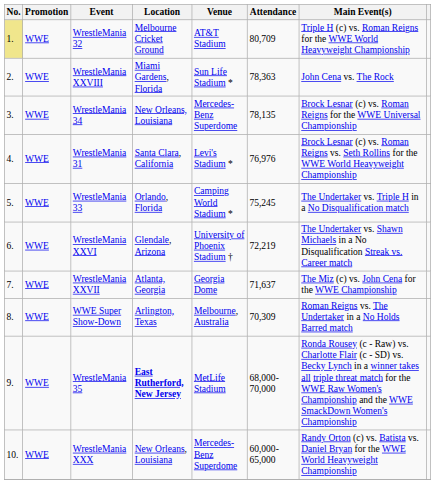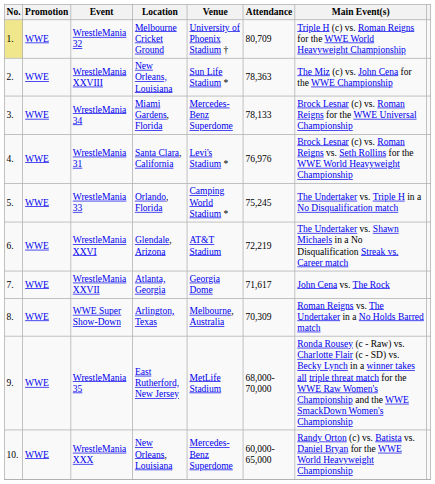(210, 38) AT&T Stadium -> (215, 38) University of Phoenix Stadium †
(152, 76) Miami Gardens, Florida -> (154, 76) New Orleans, Louisiana
(348, 76) John Cena vs. The Rock -> (354, 76) The Miz (c) vs. John Cena for the WWE Championship
(161, 115) New Orleans, Louisiana -> (152, 115) Miami Gardens, Florida
(263, 115) 78,135 -> (259, 115) 78,133
(219, 246) University of Phoenix Stadium † -> (205, 246) AT&T Stadium
(263, 284) 71,637 -> (259, 284) 71,617
(358, 284) The Miz (c) vs. John Cena for the WWE Championship -> (344, 284) John Cena vs. The Rock
(159, 382) bold -> (157, 382) normal
